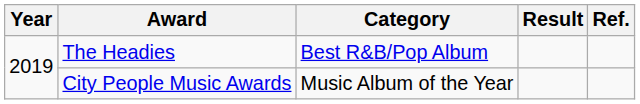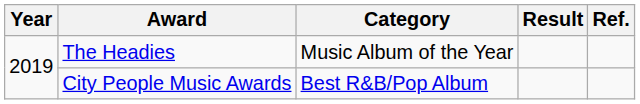(394, 51) Best R&B/Pop Album -> (407, 51) Music Album of the Year
(407, 83) Music Album of the Year -> (394, 83) Best R&B/Pop Album
